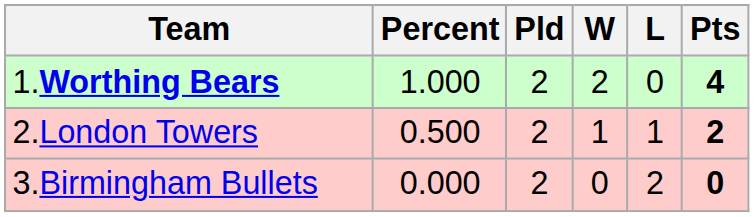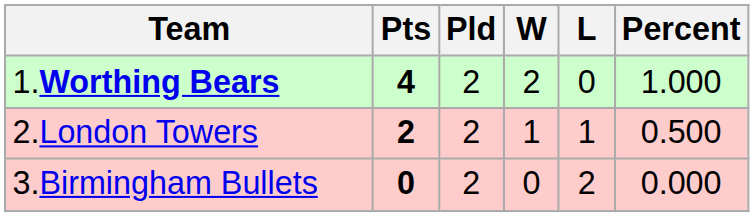columns swapped: (715, 30) <-> (440, 30)
